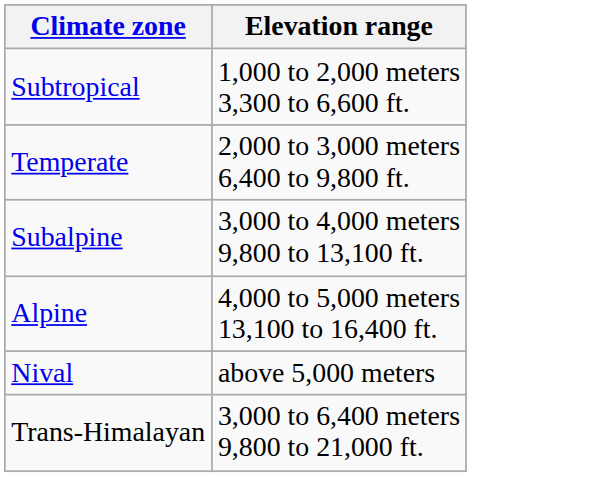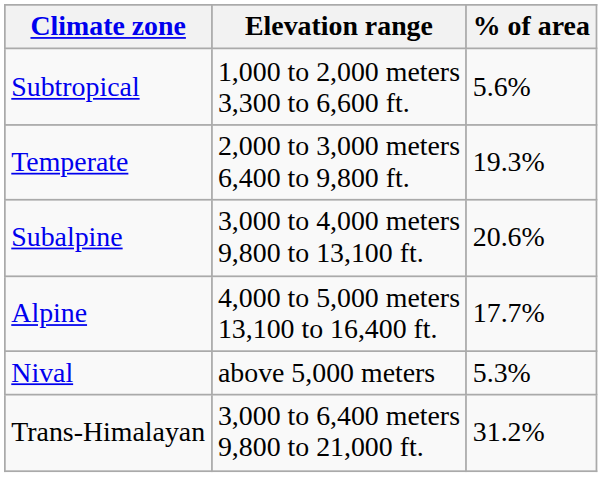+ column: (531, 26)
